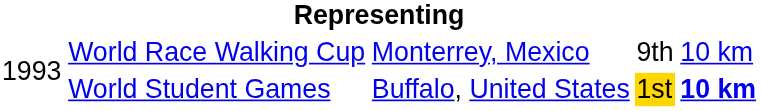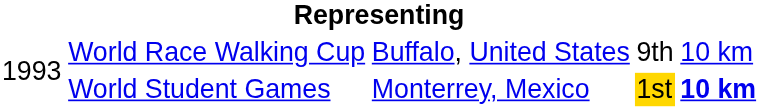(481, 52) Monterrey, Mexico -> (501, 52) Buffalo, United States
(501, 89) Buffalo, United States -> (481, 89) Monterrey, Mexico
